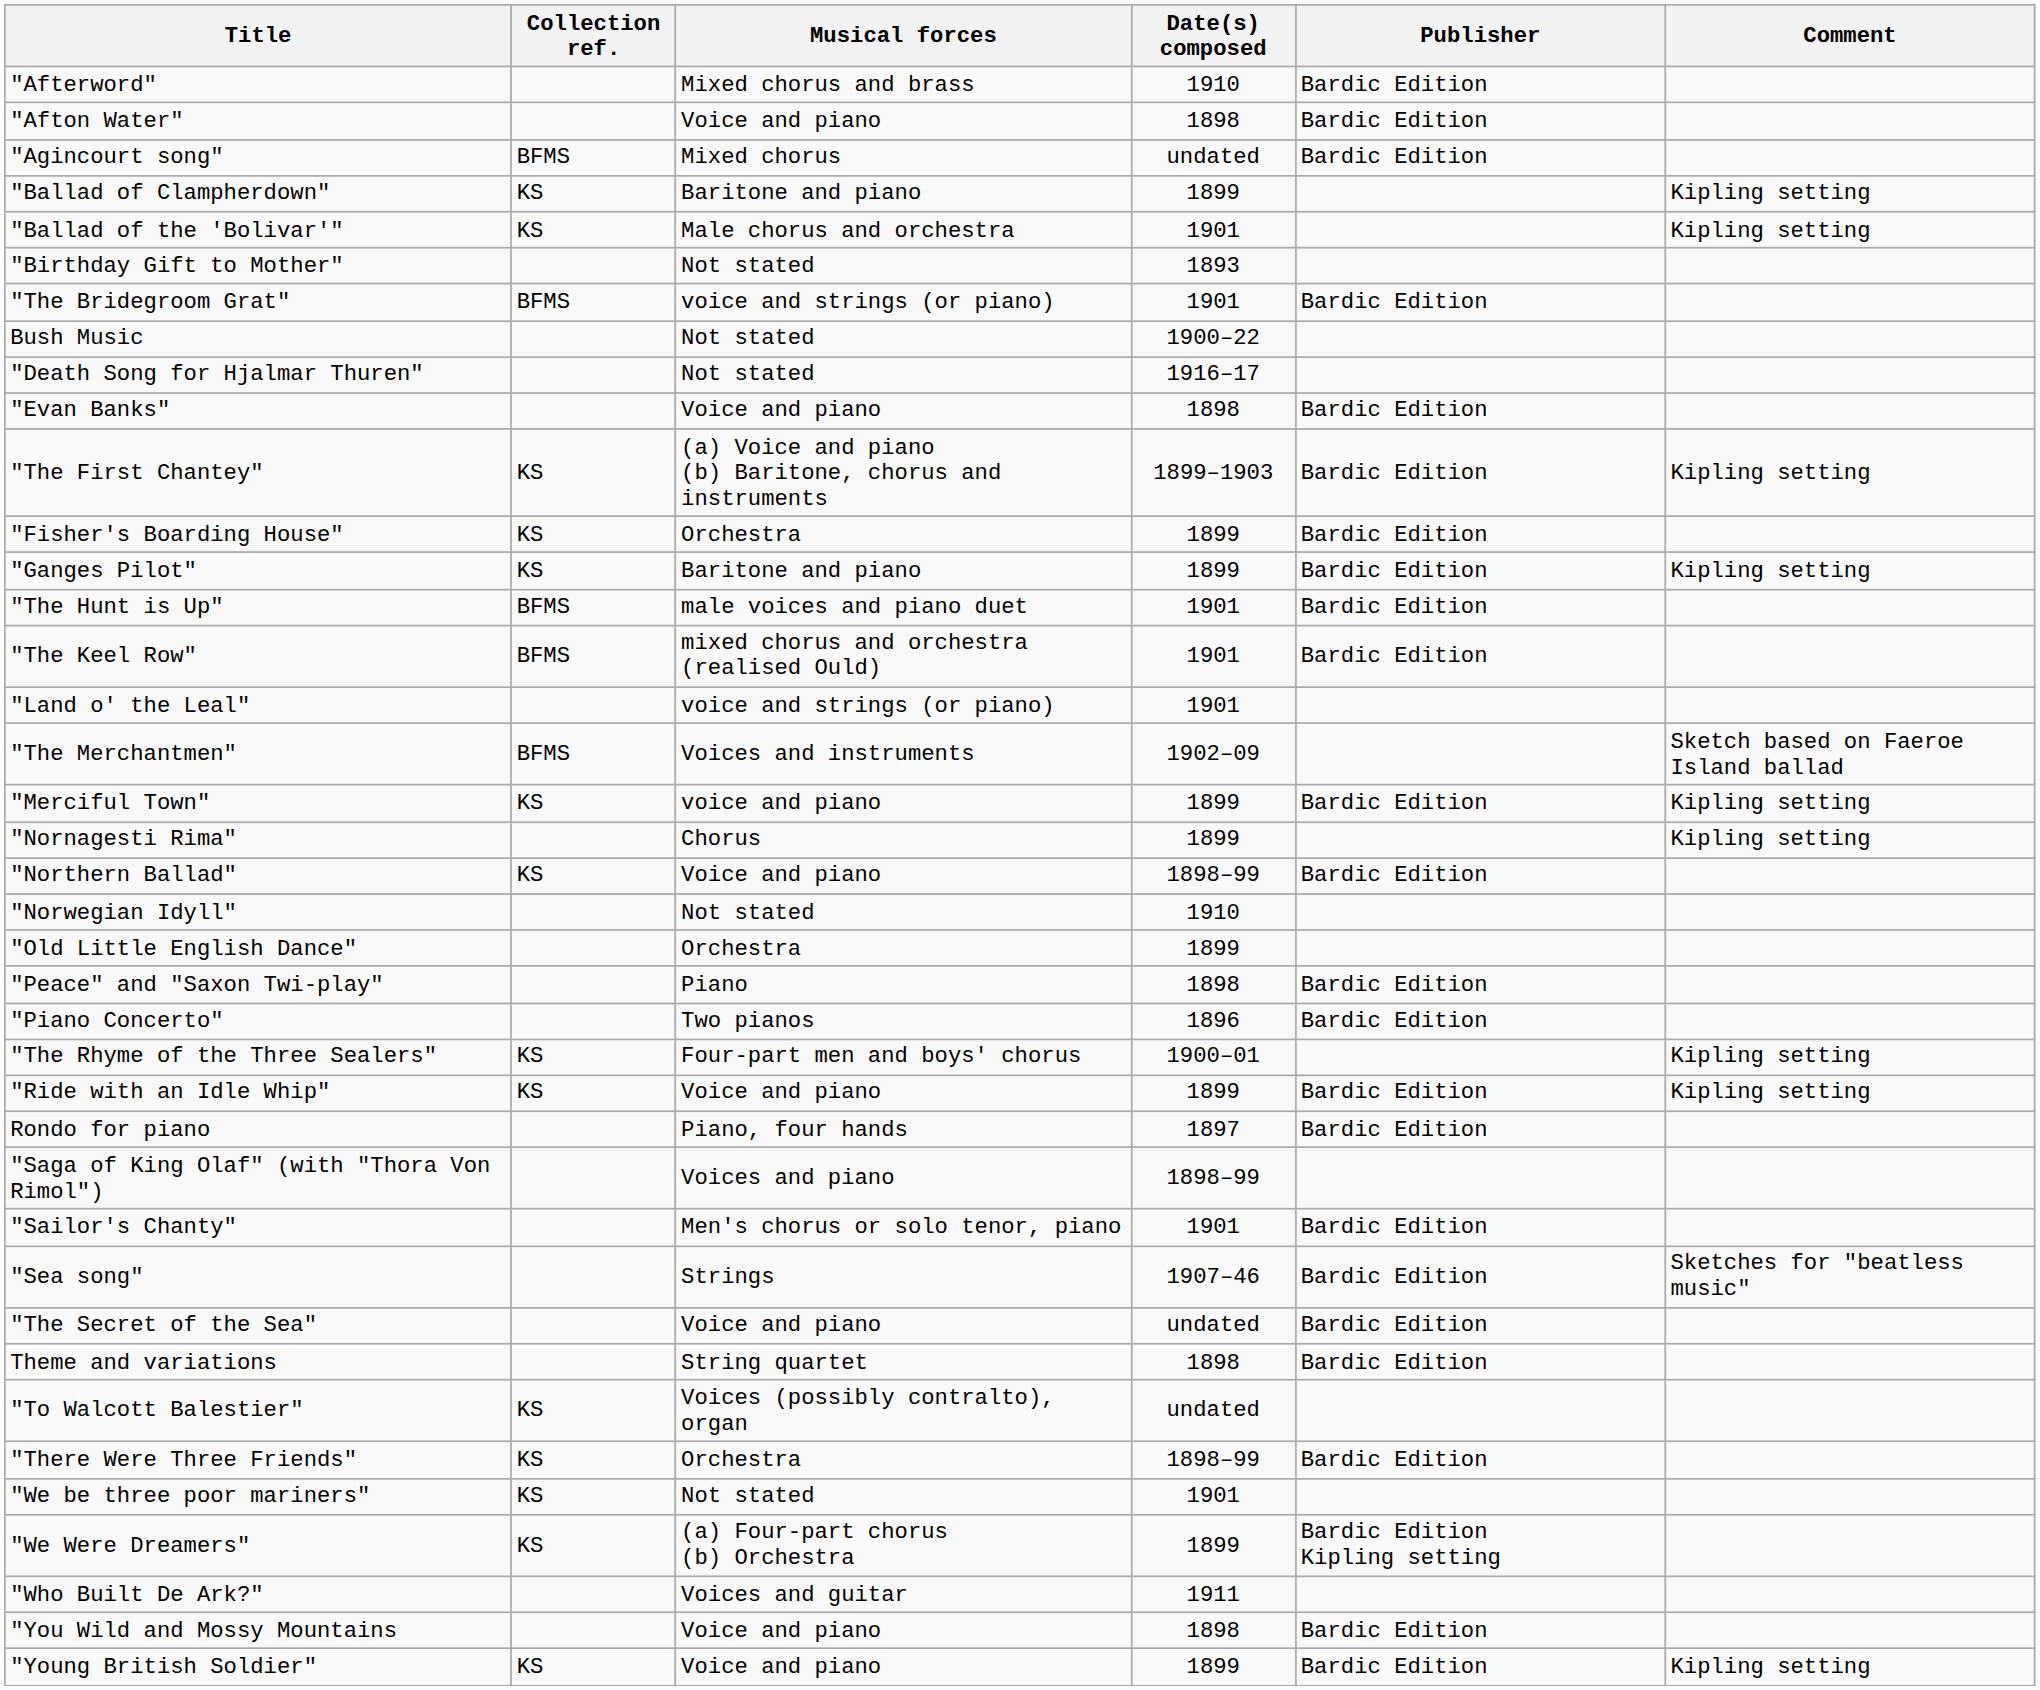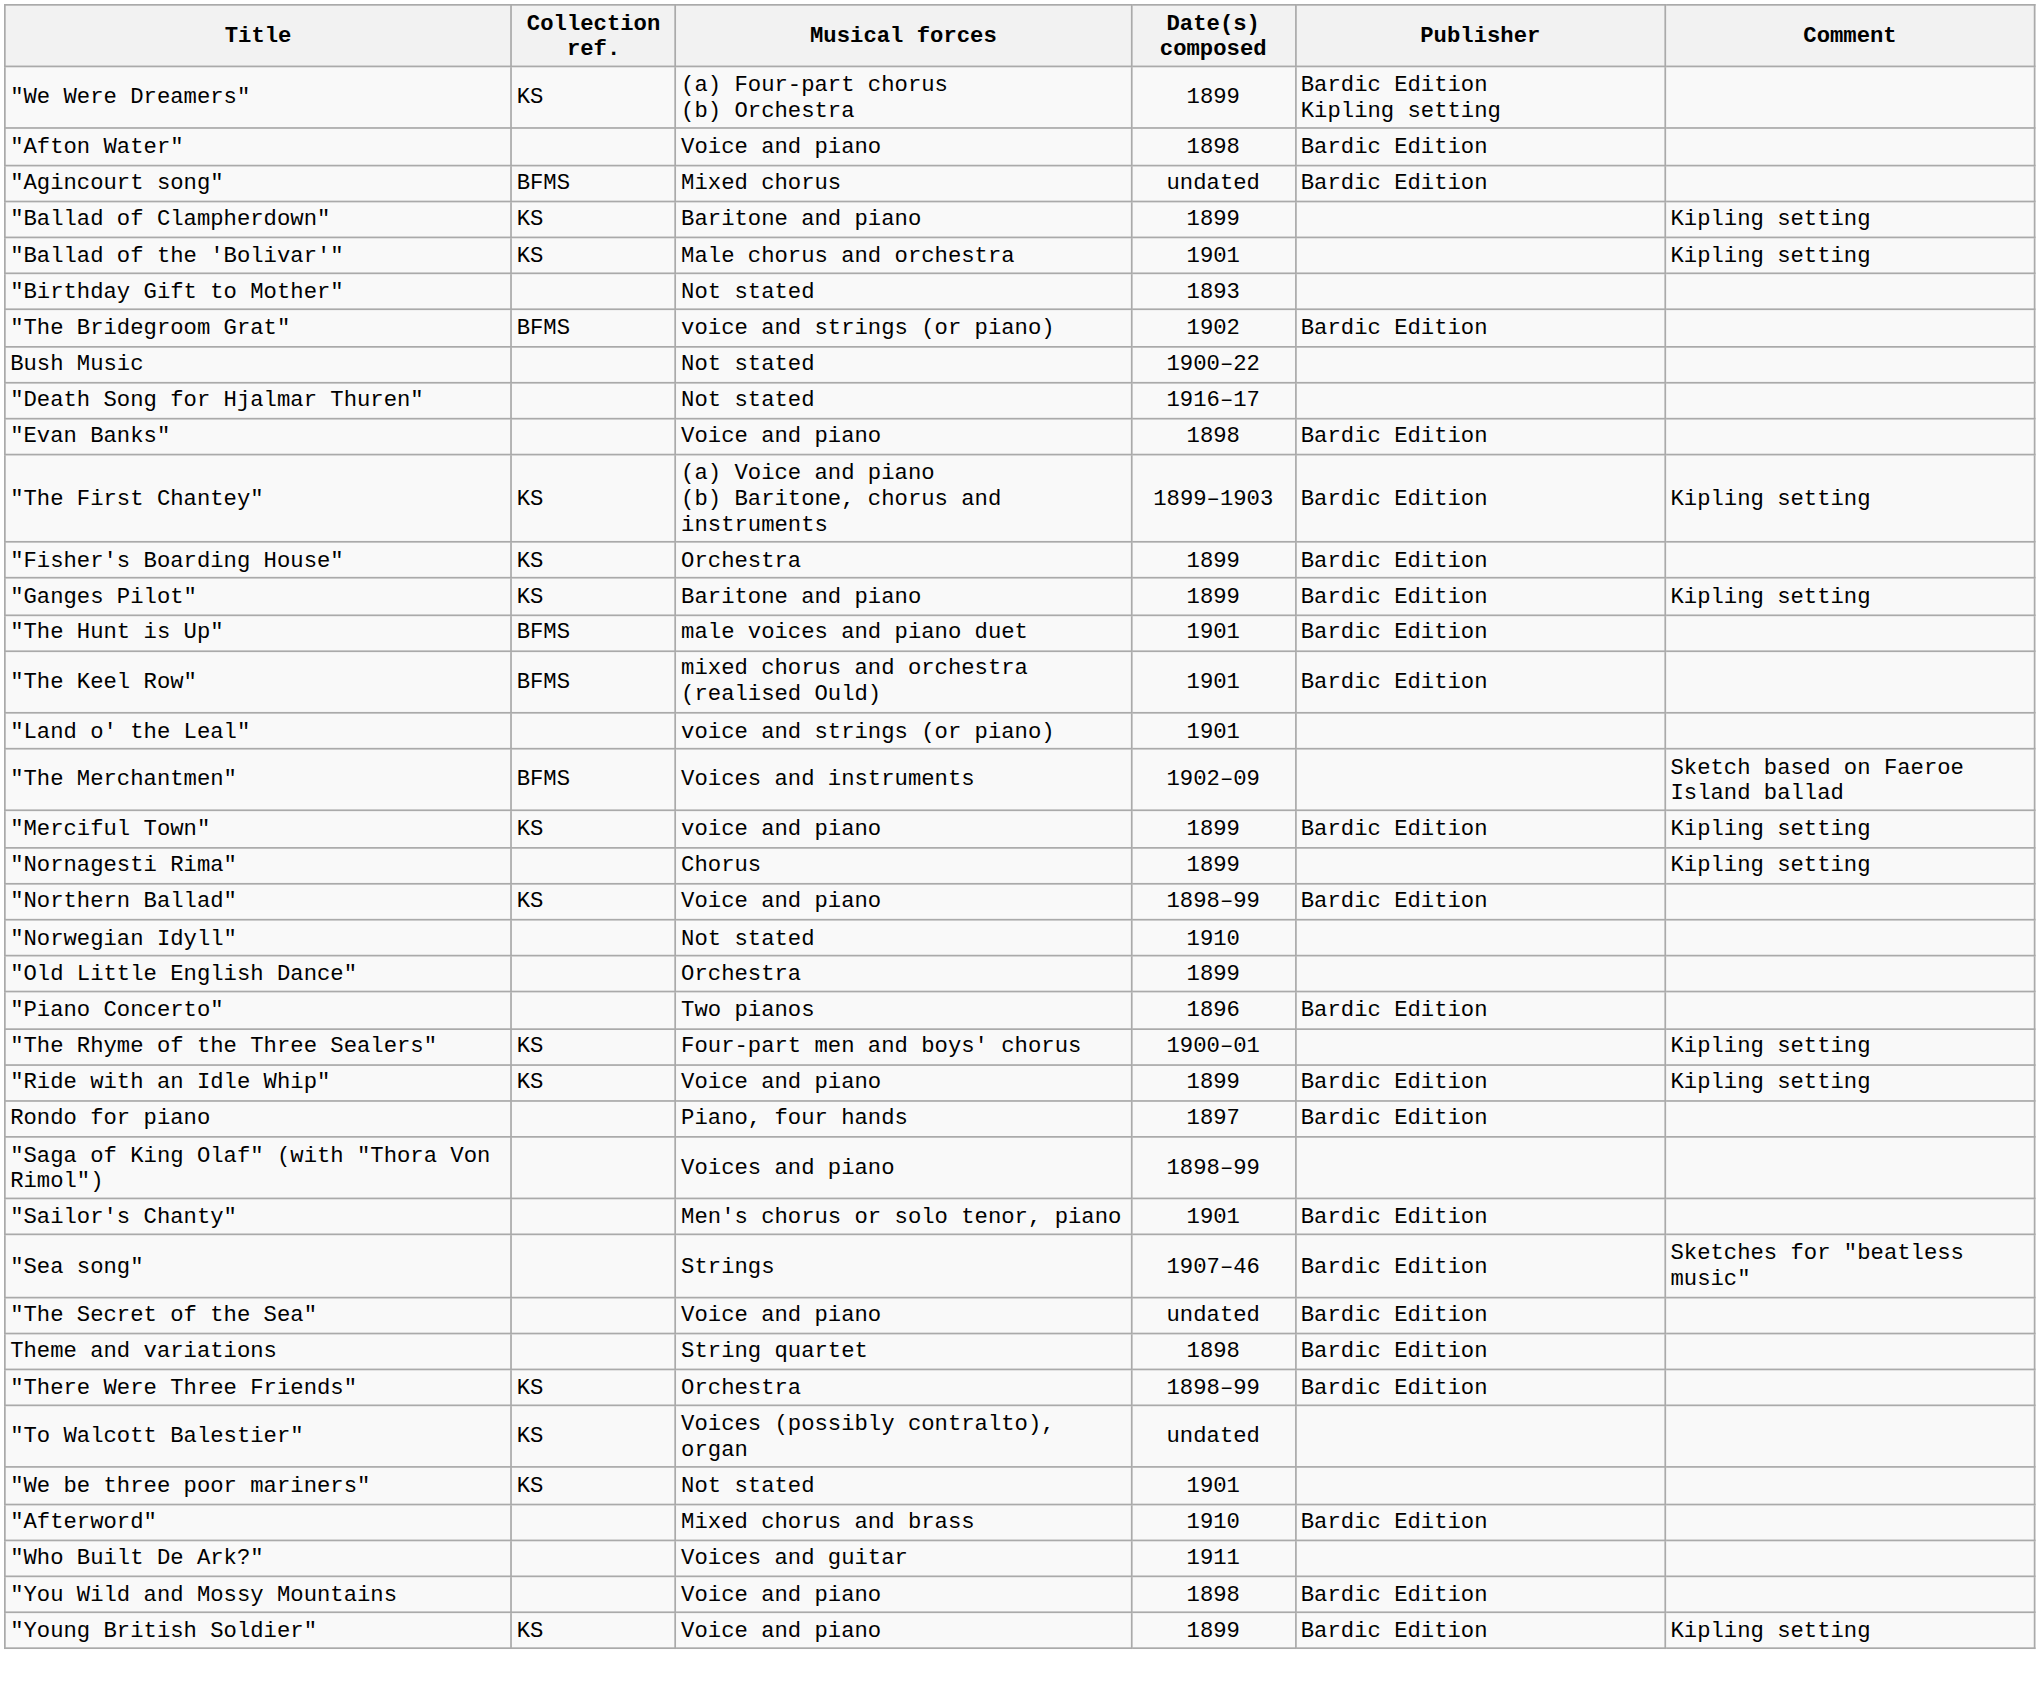rows swapped: (84, 85) <-> (130, 1545)
(1213, 302) 1901 -> (1213, 328) 1902
- row: (197, 985)
rows swapped: (184, 1460) <-> (157, 1411)
